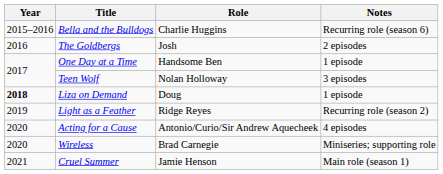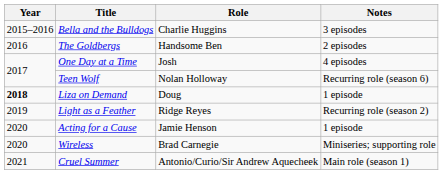(376, 29) Recurring role (season 6) -> (345, 29) 3 episodes
(167, 45) Josh -> (190, 45) Handsome Ben
(190, 62) Handsome Ben -> (167, 62) Josh
(343, 62) 1 episode -> (345, 62) 4 episodes
(345, 78) 3 episodes -> (376, 78) Recurring role (season 6)
(238, 128) Antonio/Curio/Sir Andrew Aquecheek -> (187, 128) Jamie Henson
(345, 128) 4 episodes -> (343, 128) 1 episode
(187, 161) Jamie Henson -> (238, 161) Antonio/Curio/Sir Andrew Aquecheek
